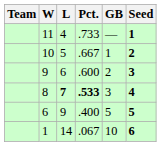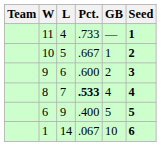(63, 92) bold -> (63, 92) normal
(108, 92) 3 -> (108, 92) 4
